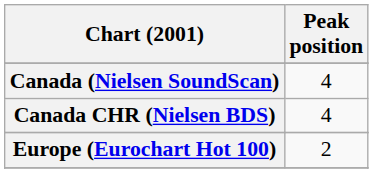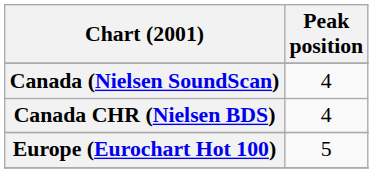(326, 149) 2 -> (326, 149) 5
